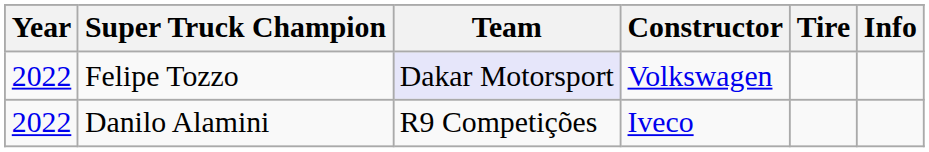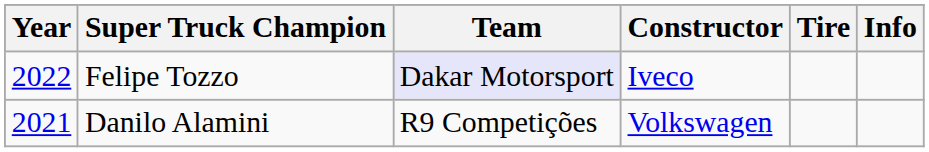(700, 75) Volkswagen -> (661, 75) Iveco
(42, 122) 2022 -> (42, 122) 2021
(661, 122) Iveco -> (700, 122) Volkswagen
